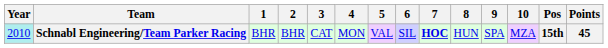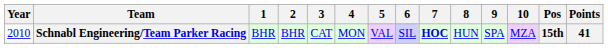(19, 33) paleturquoise background -> (19, 33) no background
(584, 33) 45 -> (584, 33) 41
